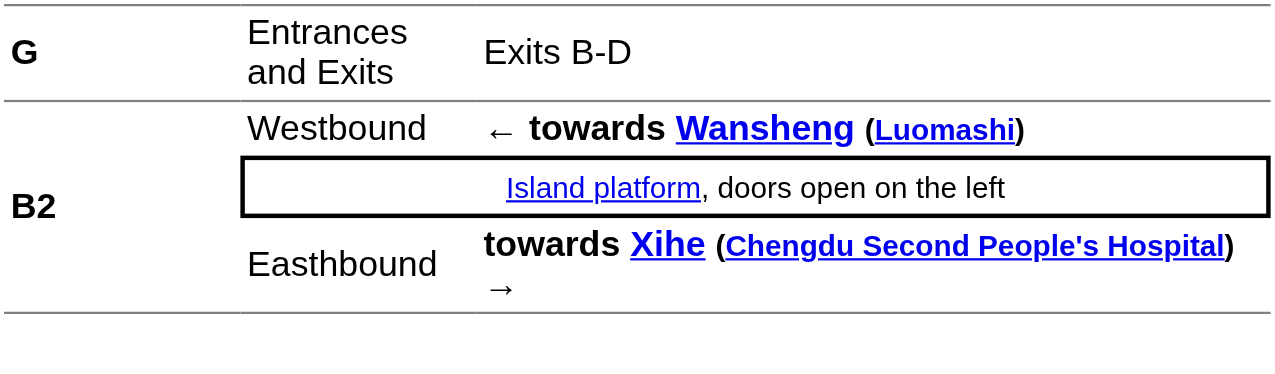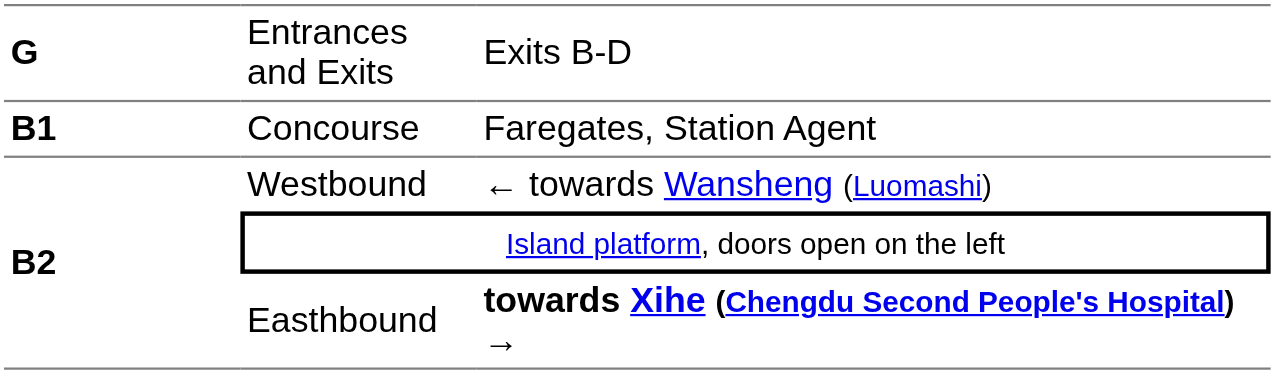+ row: (333, 128)
(754, 128) bold -> (738, 184) normal
